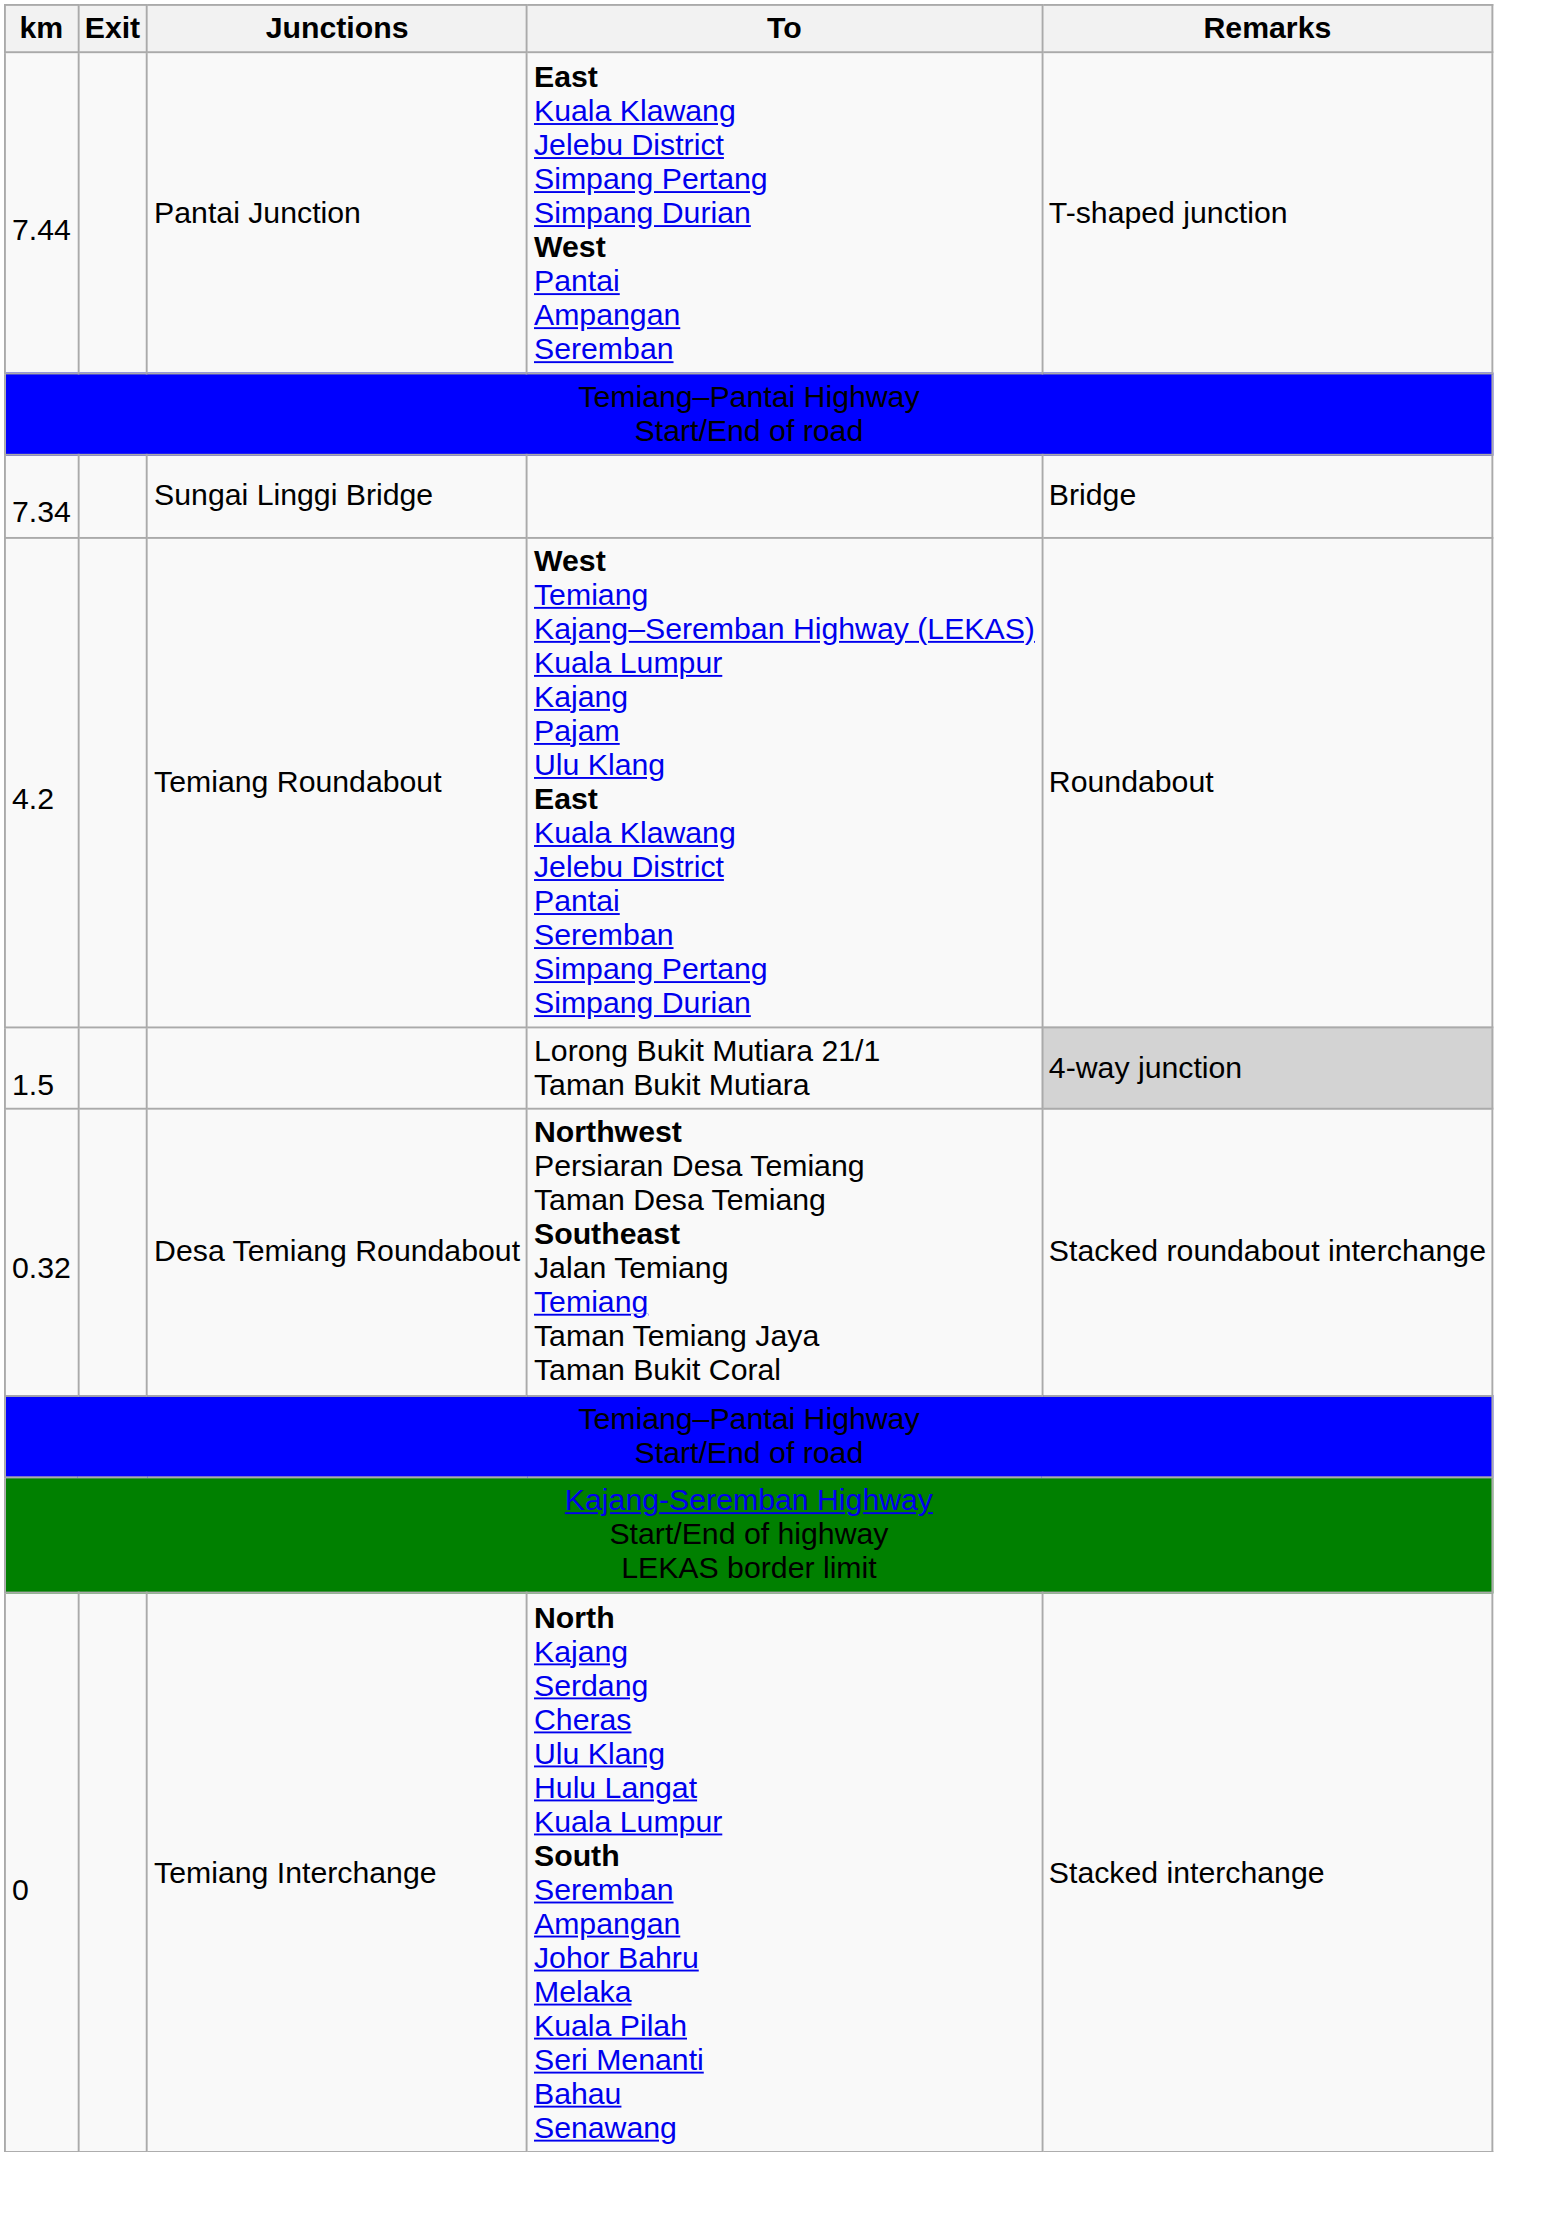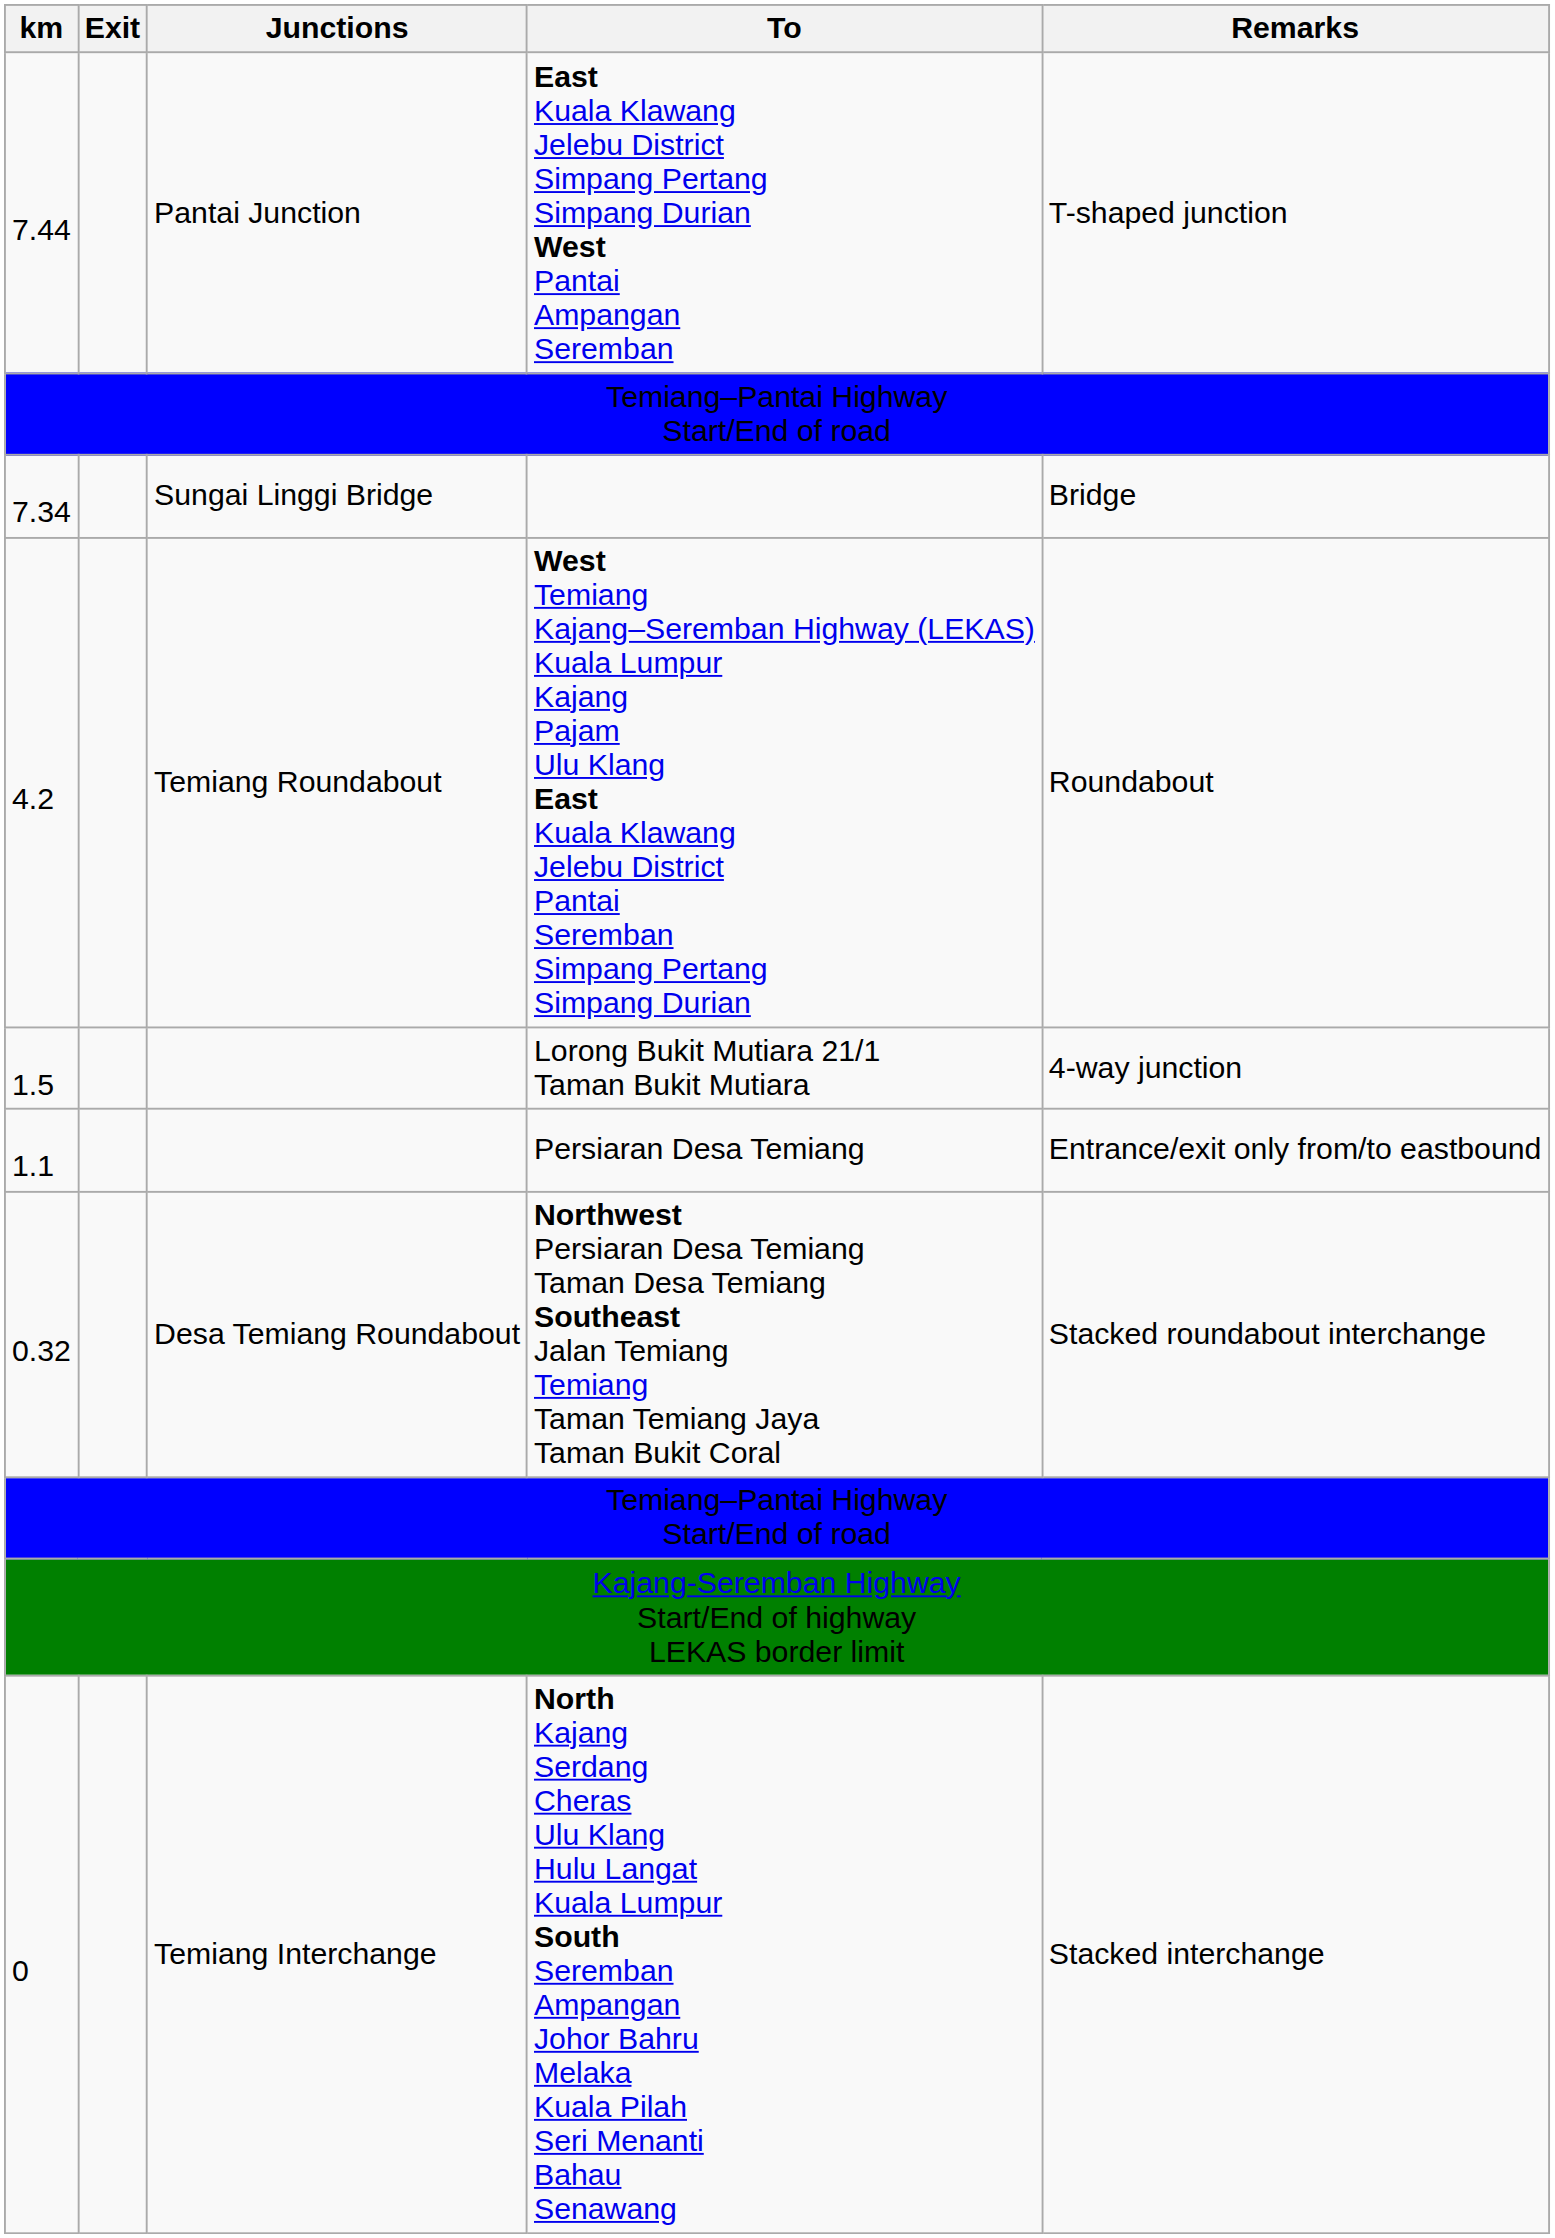(1146, 1067) lightgrey background -> (1146, 1067) no background
+ row: (33, 1166)
